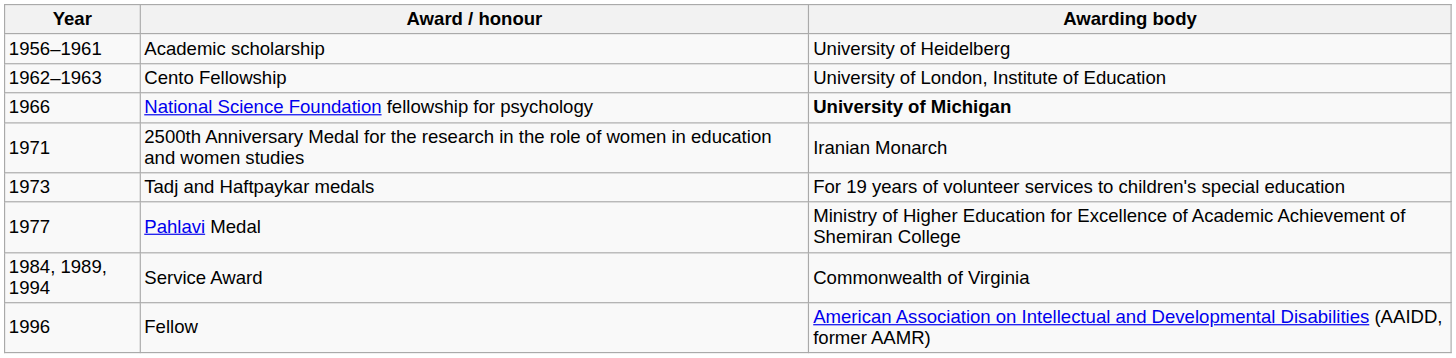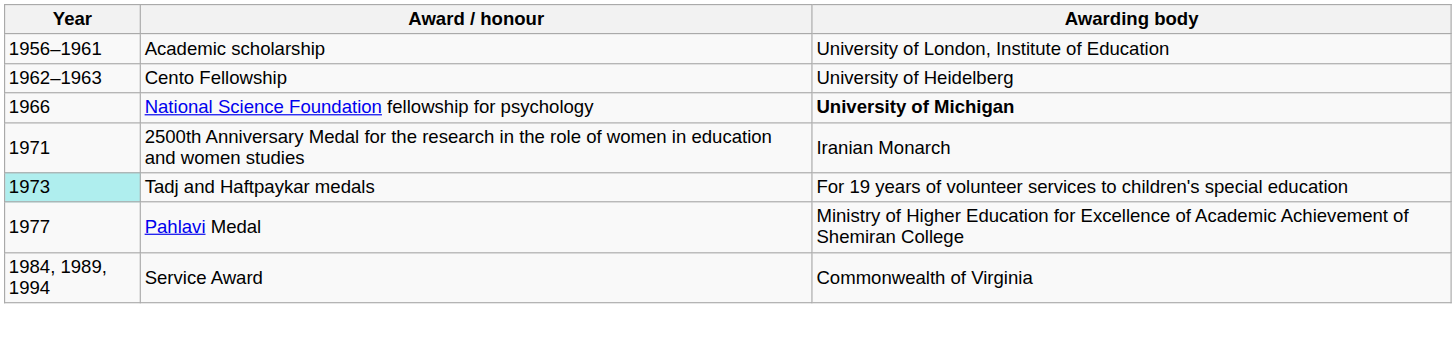(912, 48) University of Heidelberg -> (993, 48) University of London, Institute of Education
(990, 78) University of London, Institute of Education -> (915, 78) University of Heidelberg
(30, 187) no background -> (30, 187) paleturquoise background
- row: (171, 327)
